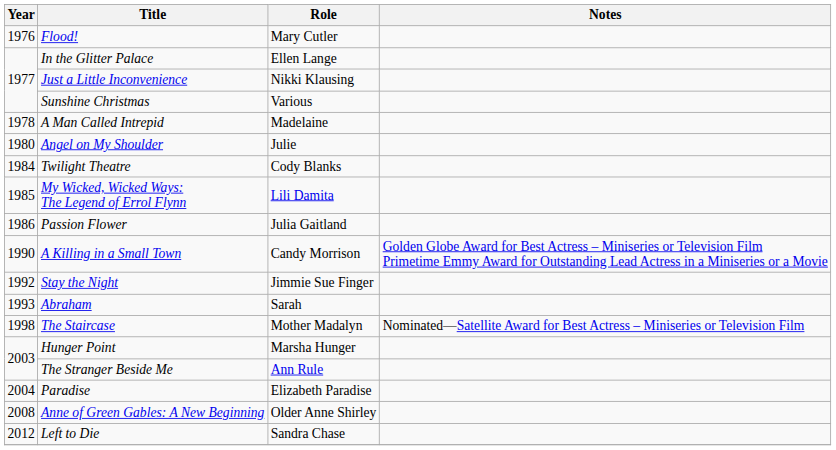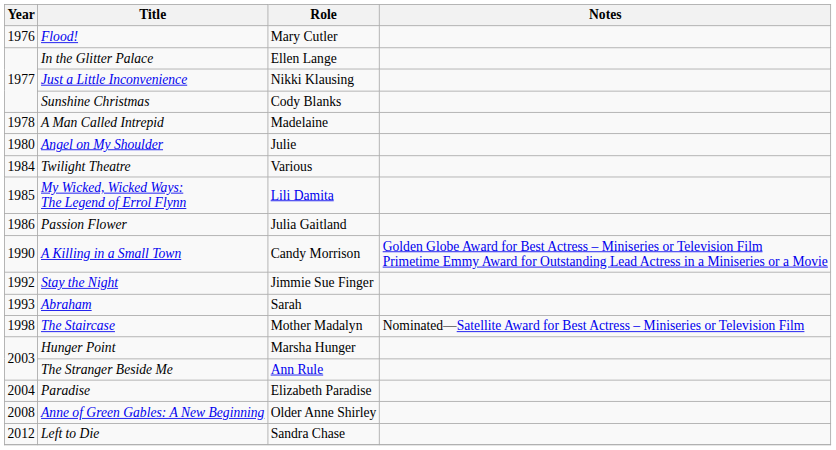(291, 101) Various -> (306, 101) Cody Blanks
(306, 166) Cody Blanks -> (291, 166) Various
